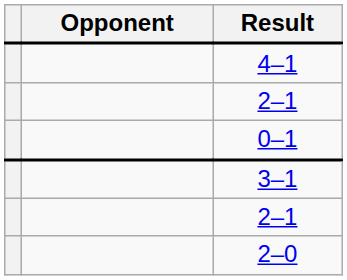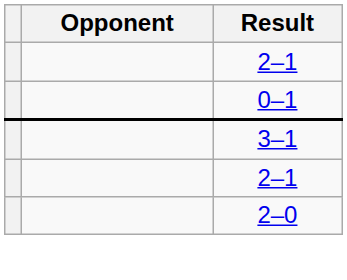- row: (13, 63)
